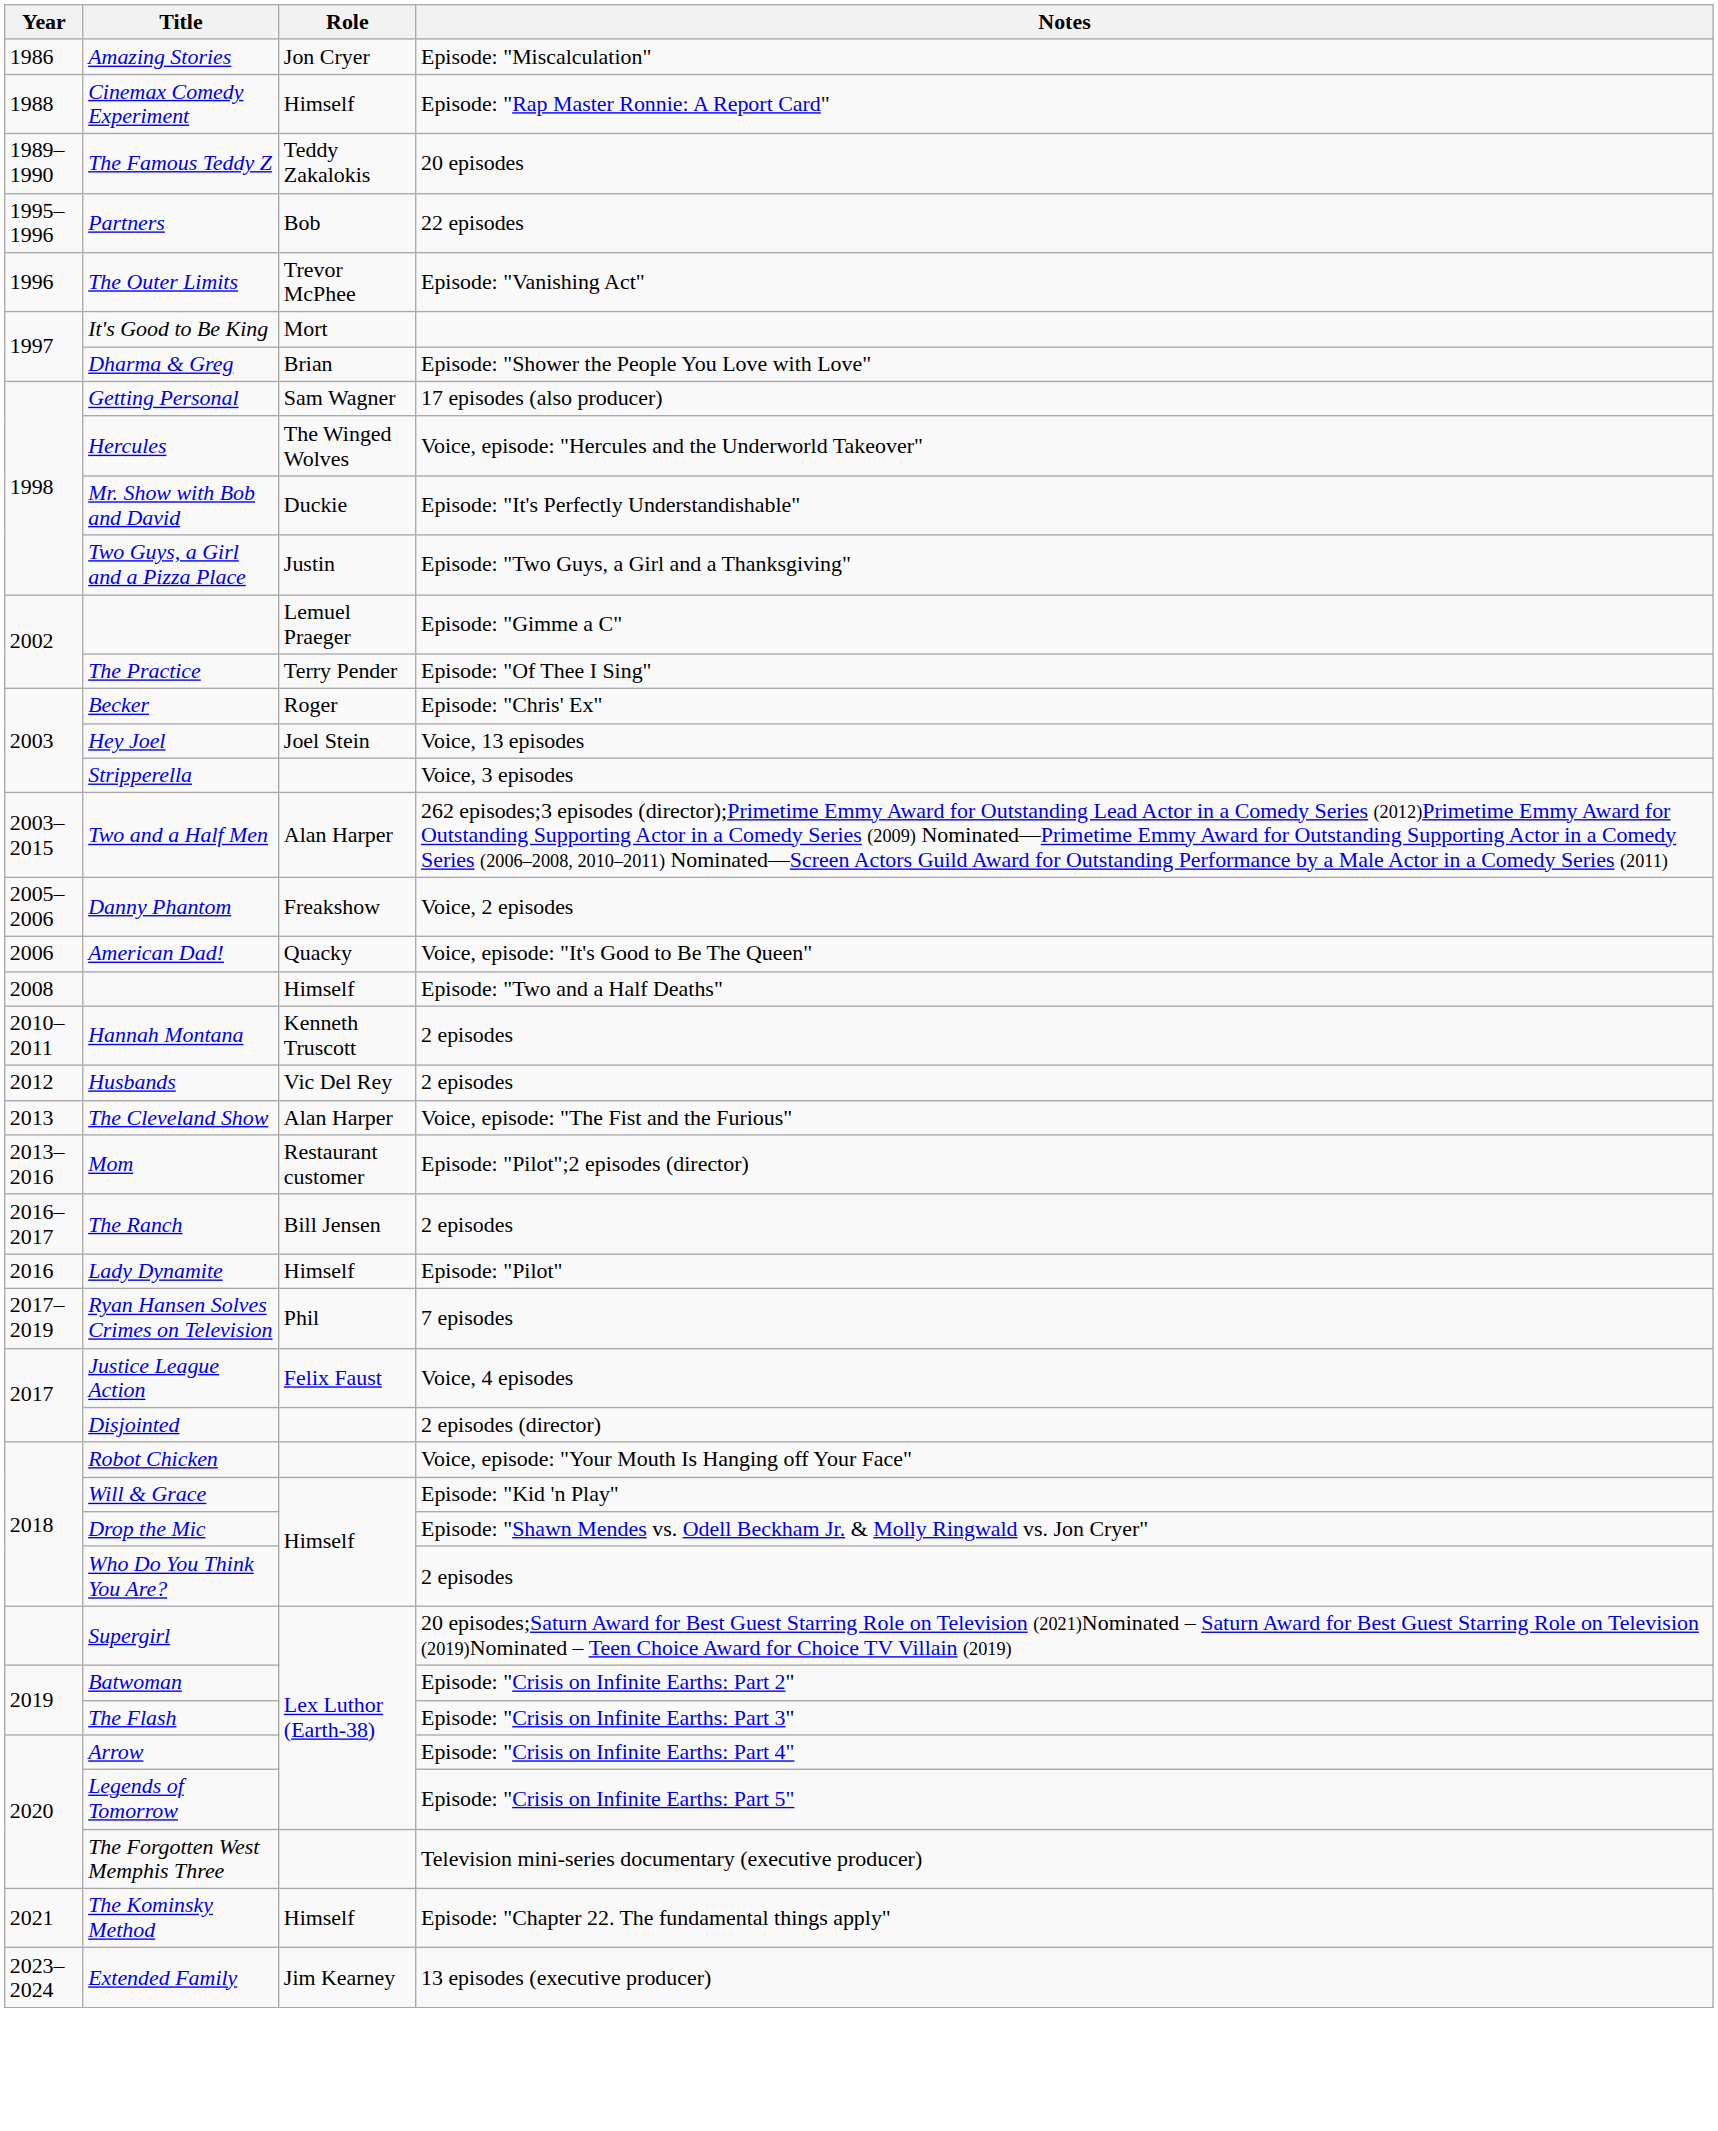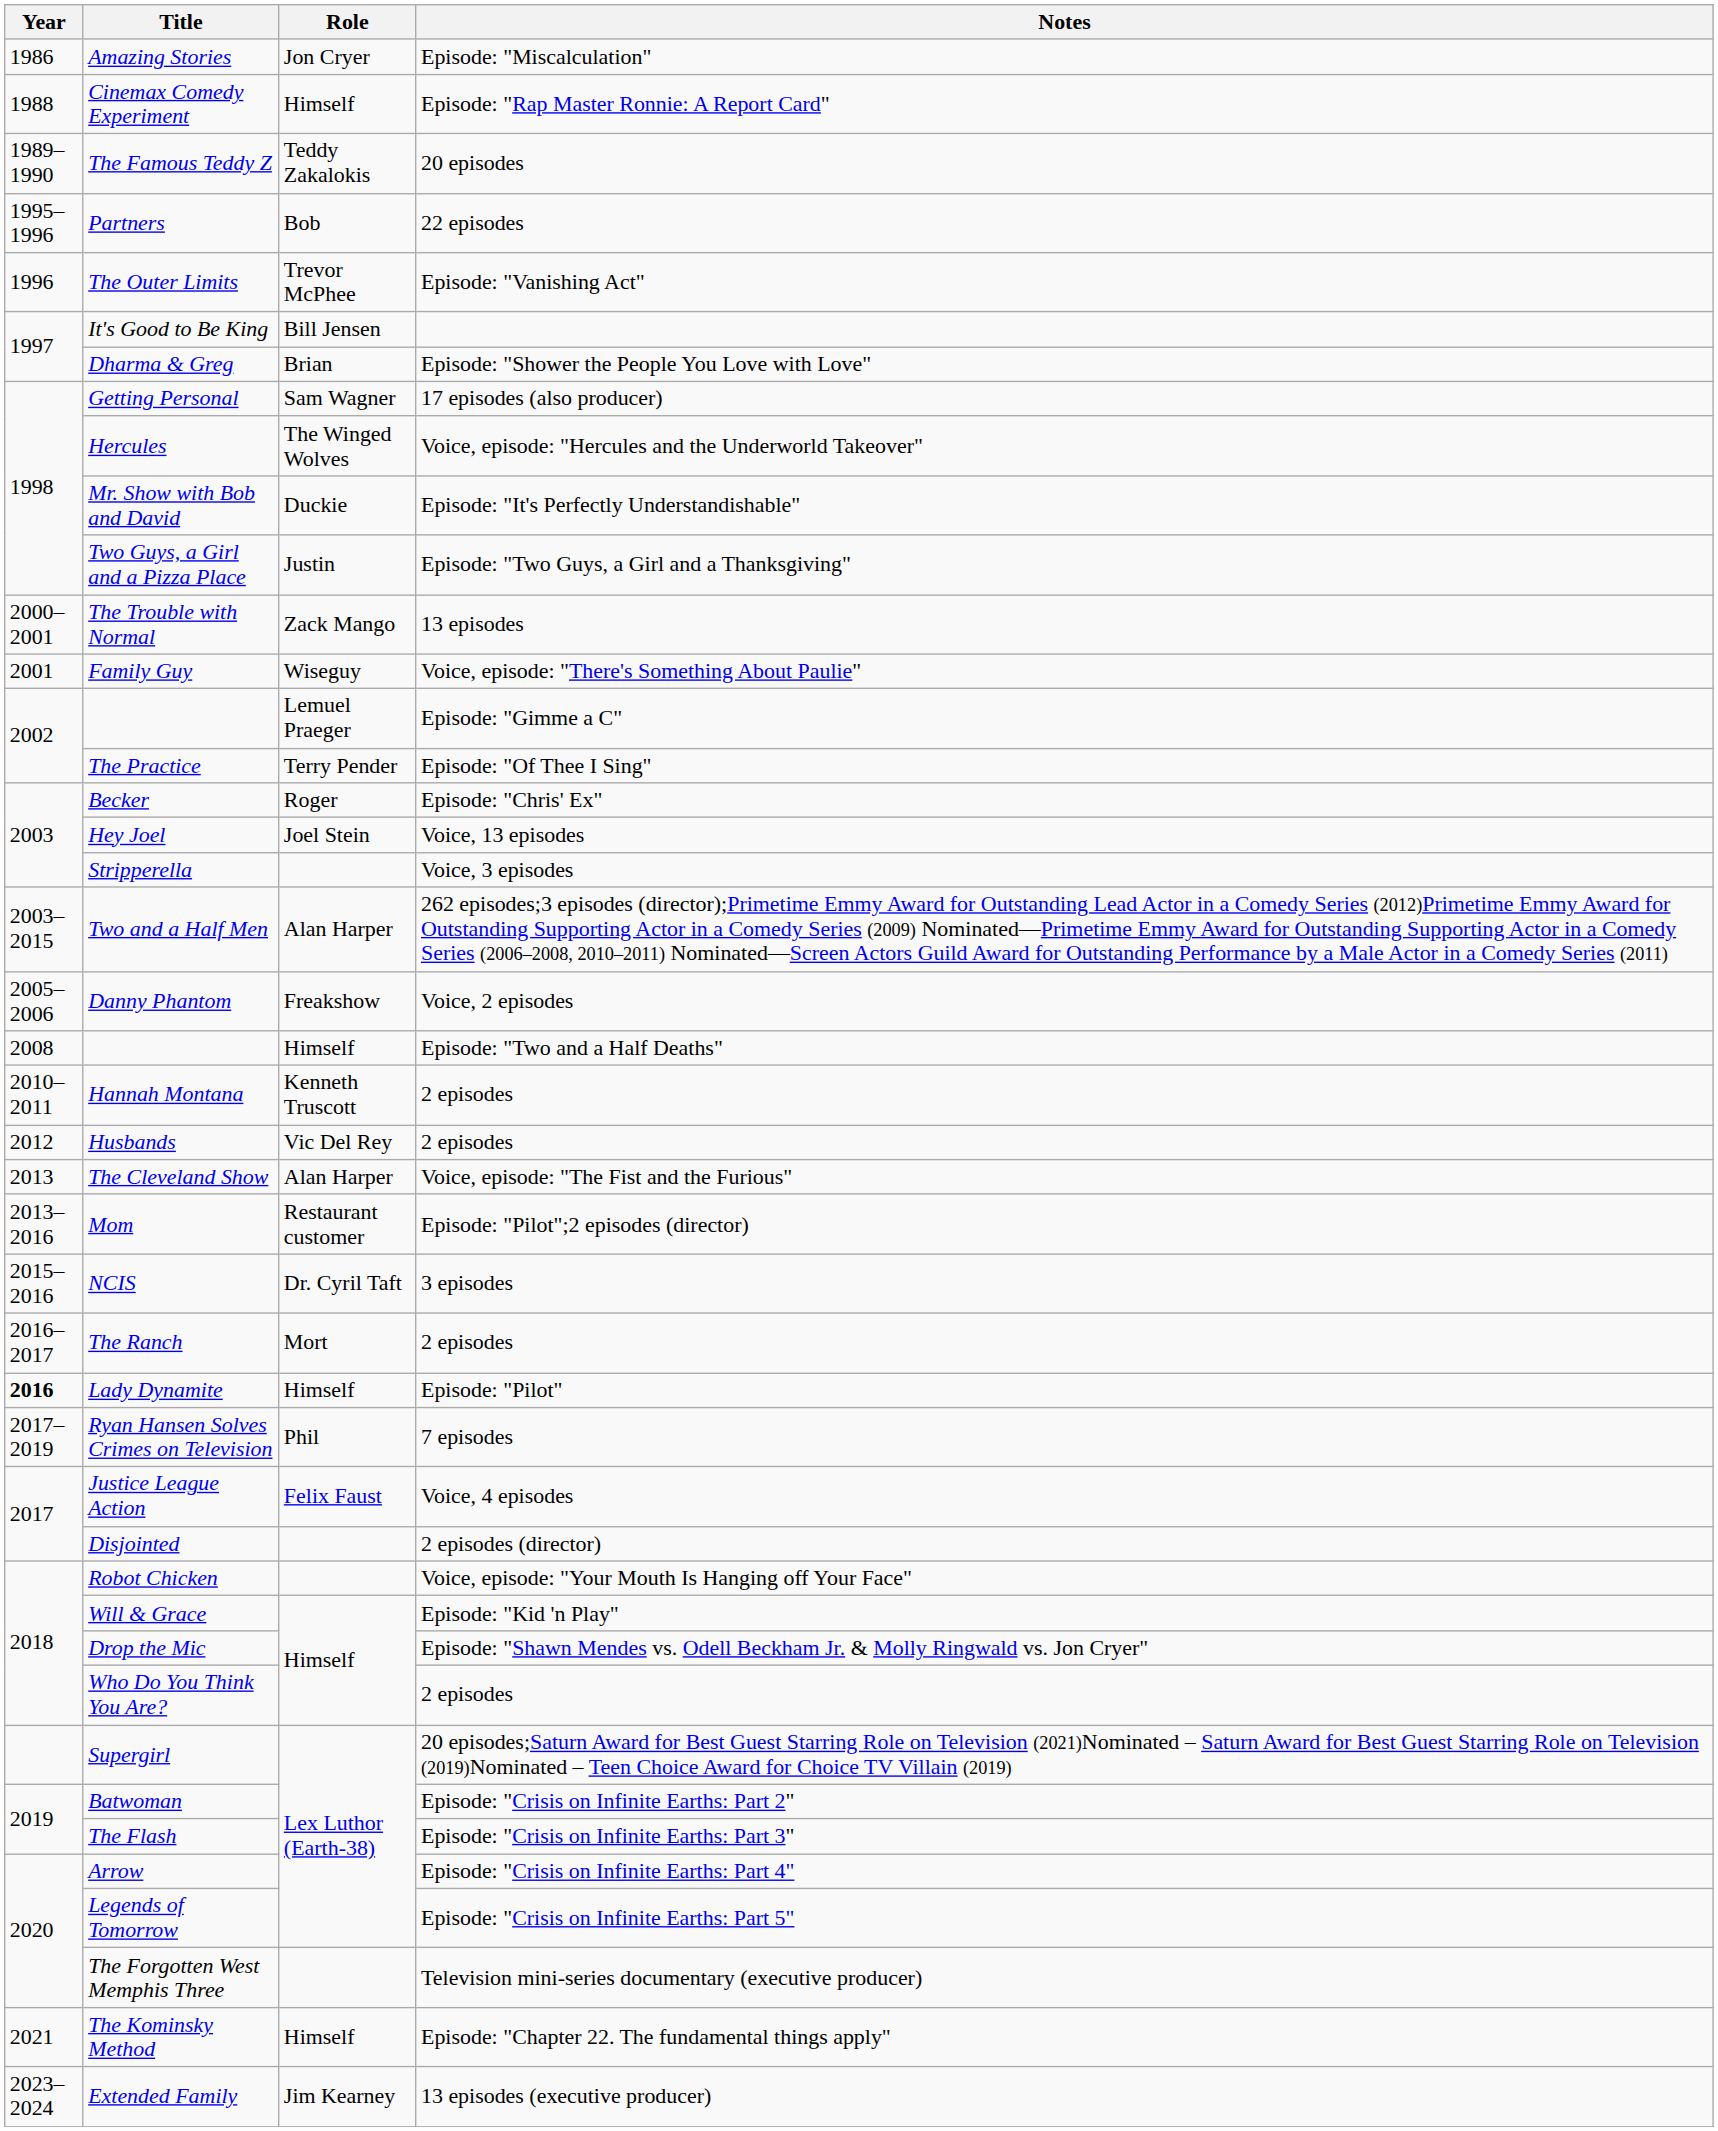(306, 329) Mort -> (332, 329) Bill Jensen
+ row: (163, 623)
+ row: (140, 671)
- row: (156, 953)
+ row: (112, 1283)
(332, 1223) Bill Jensen -> (306, 1342) Mort
(32, 1270) normal -> (32, 1389) bold
